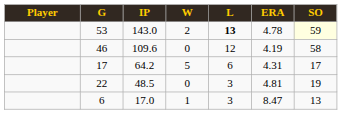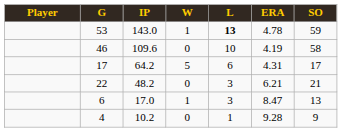(187, 30) 2 -> (187, 30) 1
(315, 30) lightyellow background -> (315, 30) no background
(230, 48) 12 -> (230, 48) 10
(144, 83) 48.5 -> (144, 83) 48.2
(273, 83) 4.81 -> (273, 83) 6.21
(315, 83) 19 -> (315, 83) 21
+ row: (102, 118)
